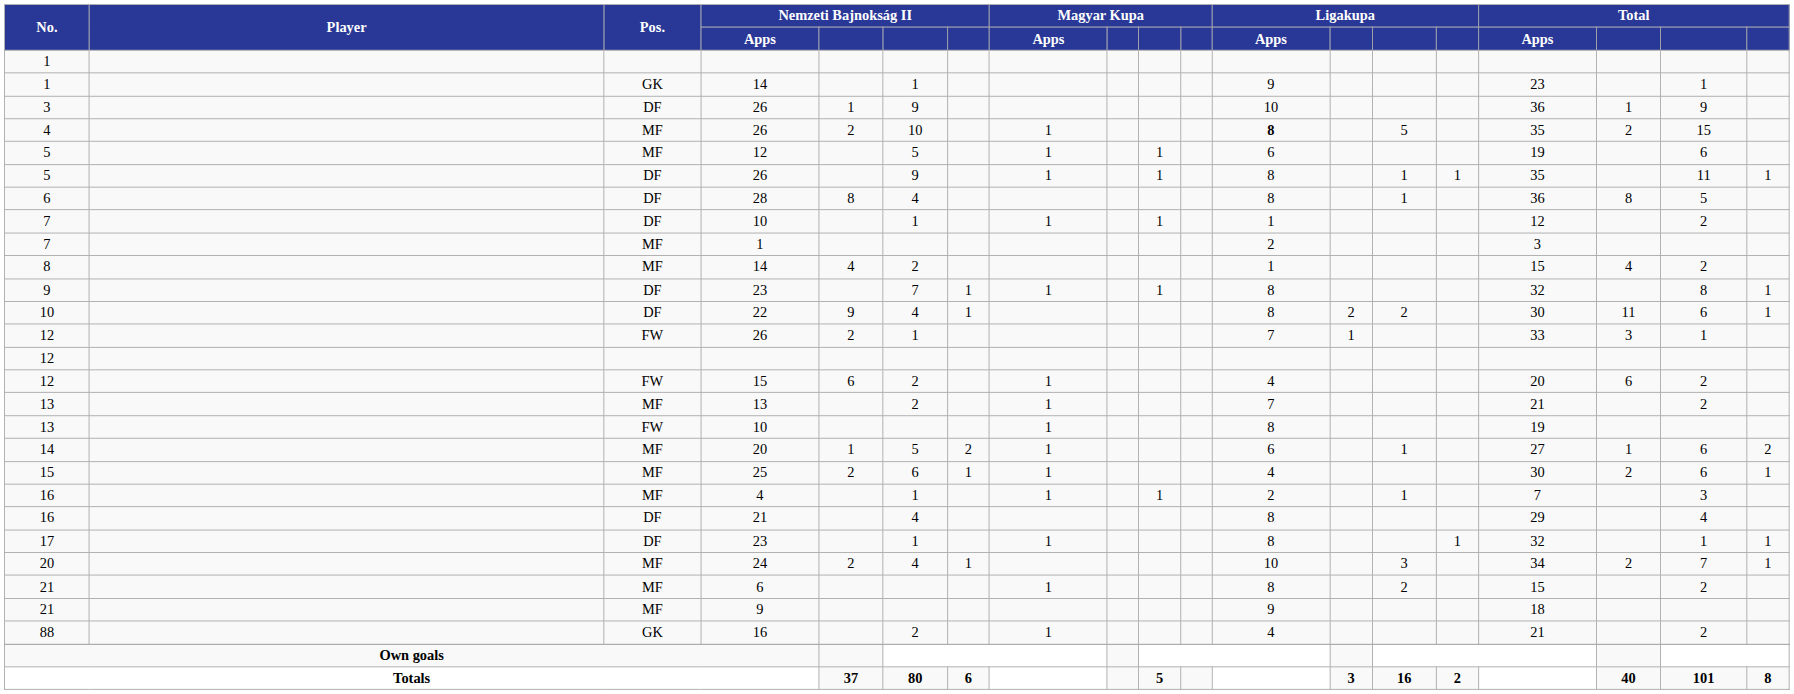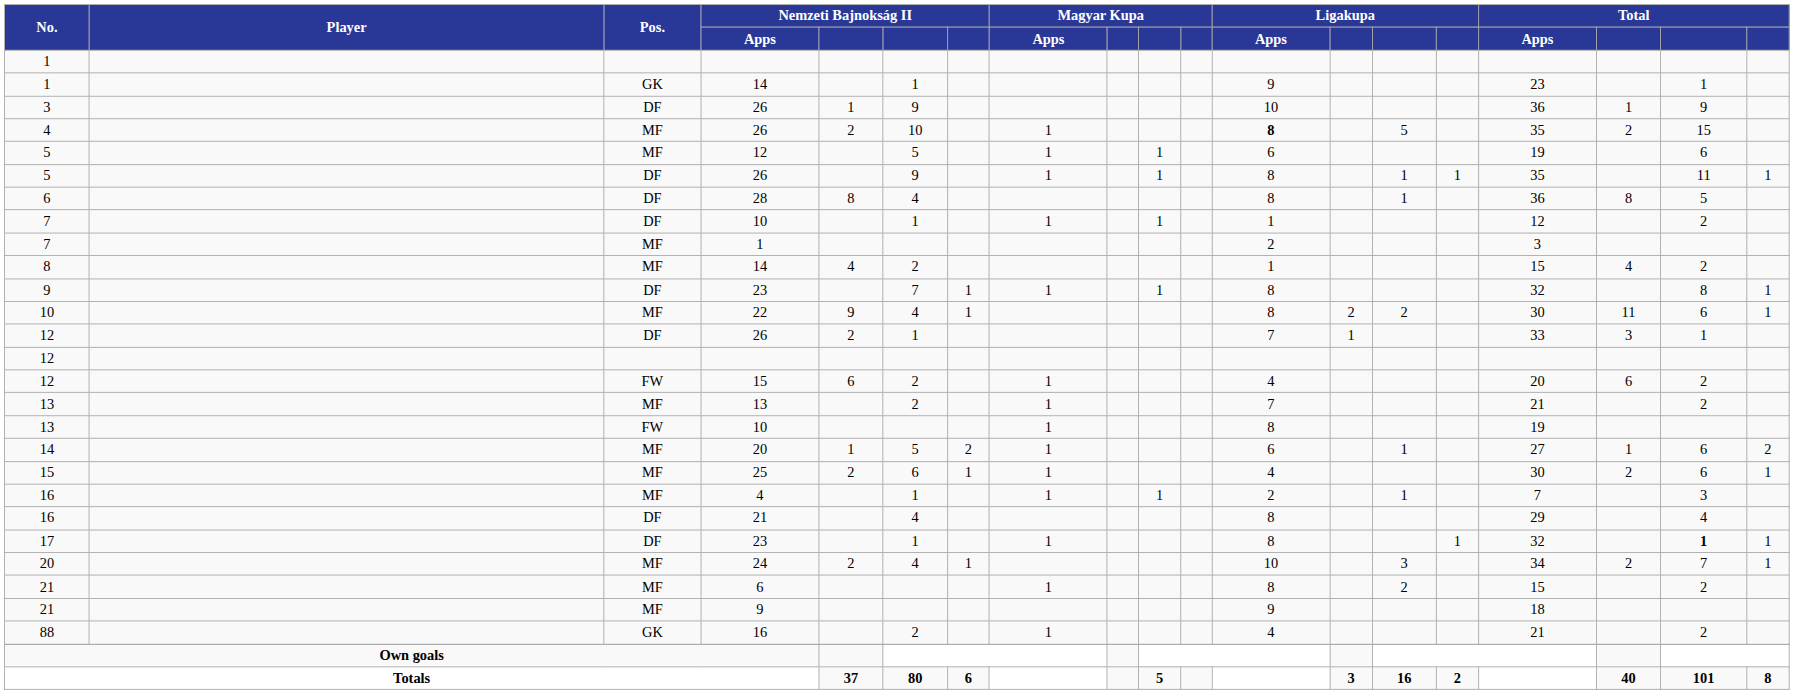(652, 312) DF -> (652, 312) MF
(652, 335) FW -> (652, 335) DF
(1704, 541) normal -> (1704, 541) bold
